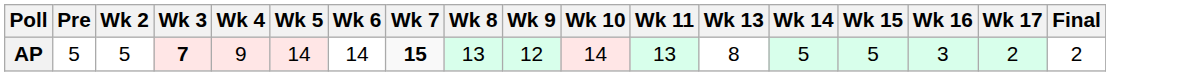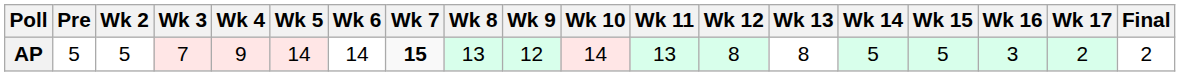+ column: (734, 20)
(183, 53) bold -> (183, 53) normal
